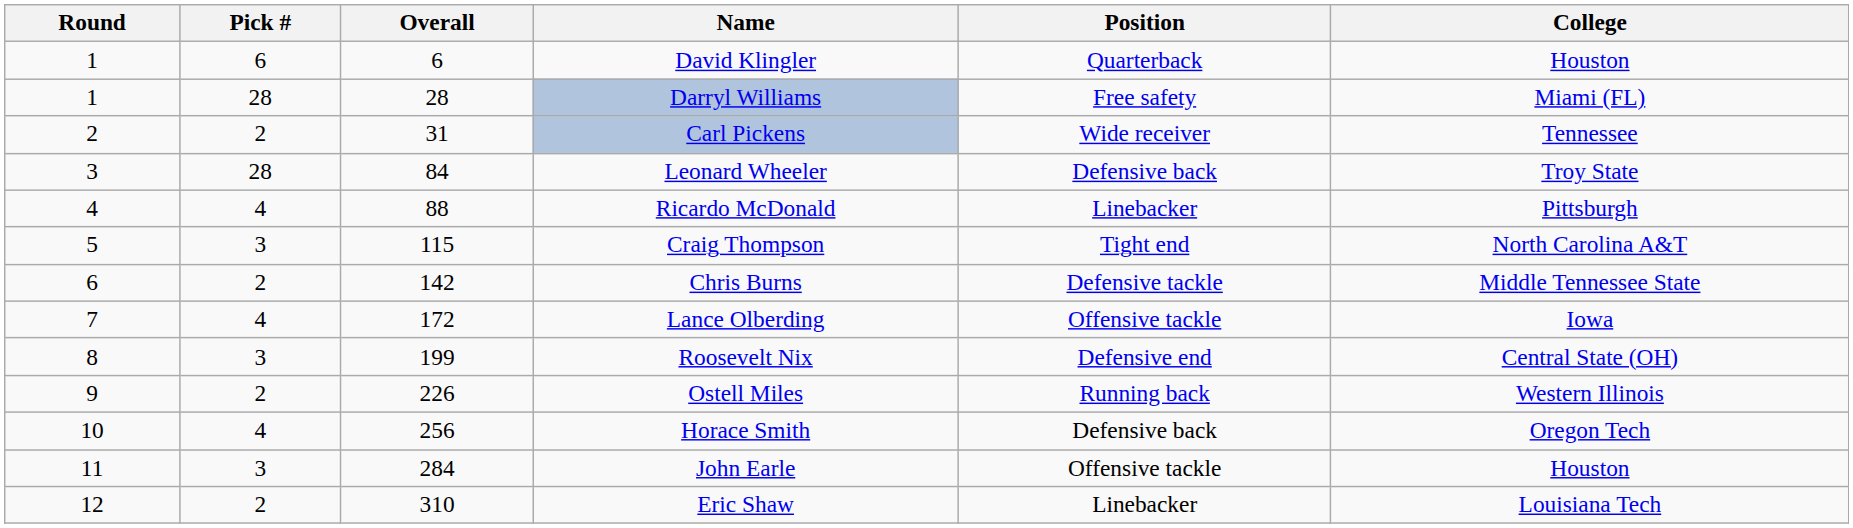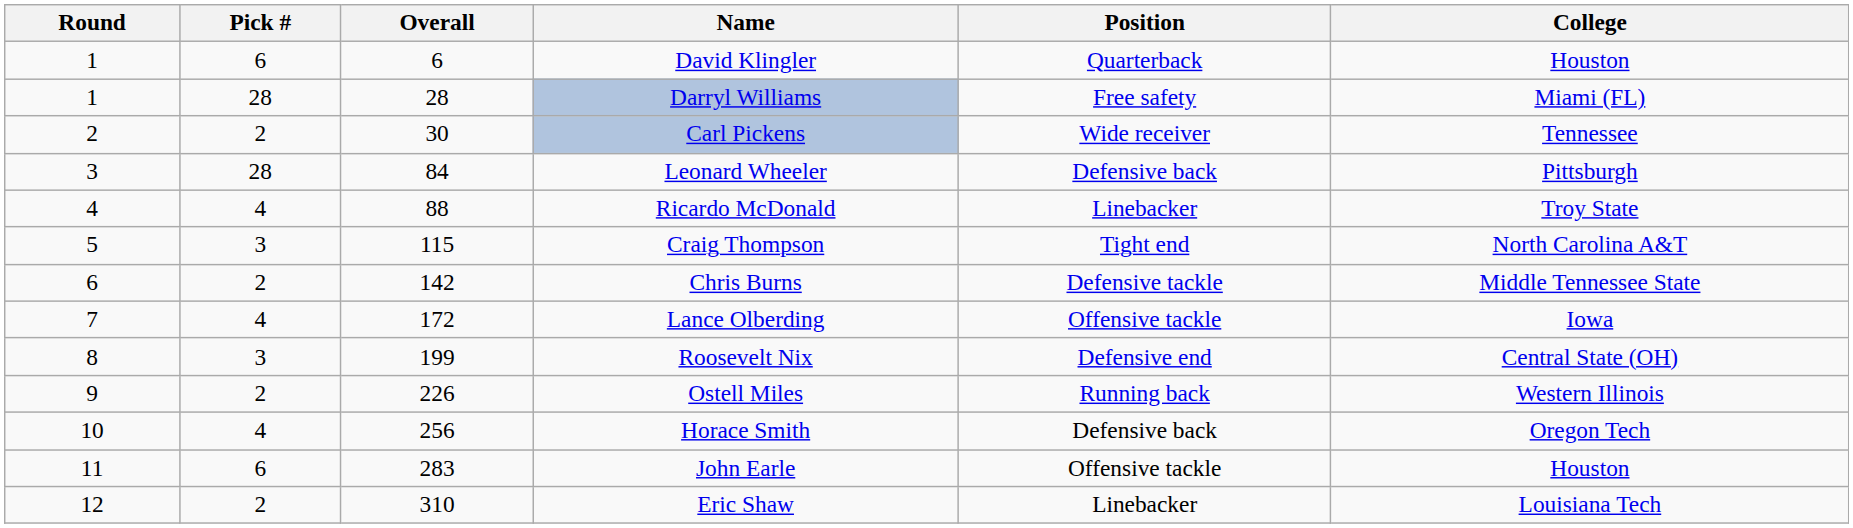(437, 134) 31 -> (437, 134) 30
(1590, 171) Troy State -> (1590, 171) Pittsburgh
(1590, 208) Pittsburgh -> (1590, 208) Troy State
(260, 467) 3 -> (260, 467) 6
(437, 467) 284 -> (437, 467) 283
